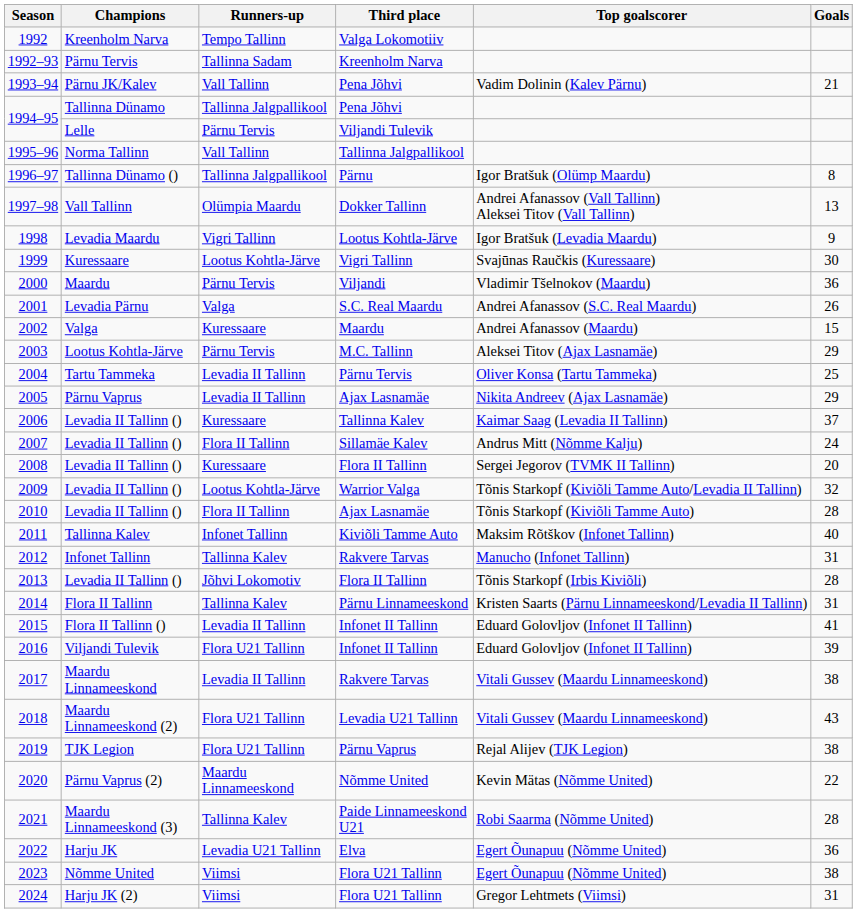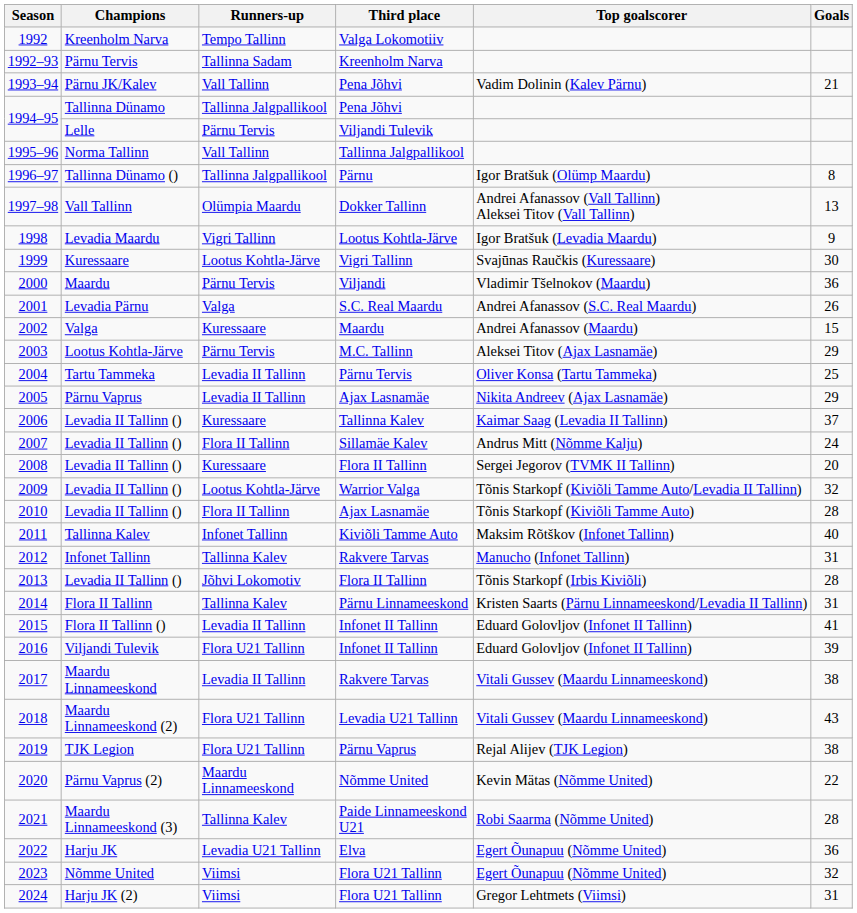(832, 873) 38 -> (832, 873) 32
